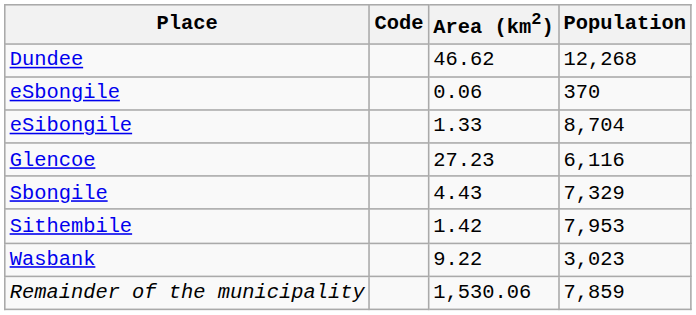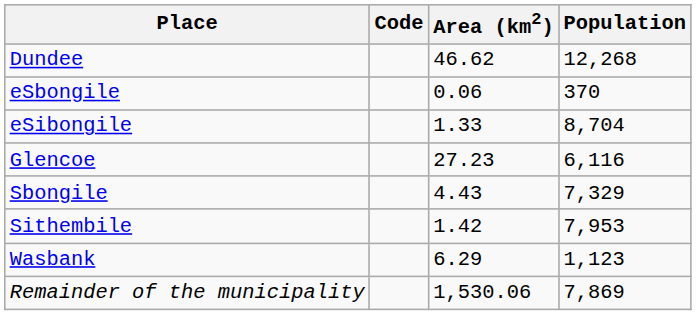(458, 259) 9.22 -> (458, 259) 6.29
(594, 259) 3,023 -> (594, 259) 1,123
(594, 293) 7,859 -> (594, 293) 7,869
